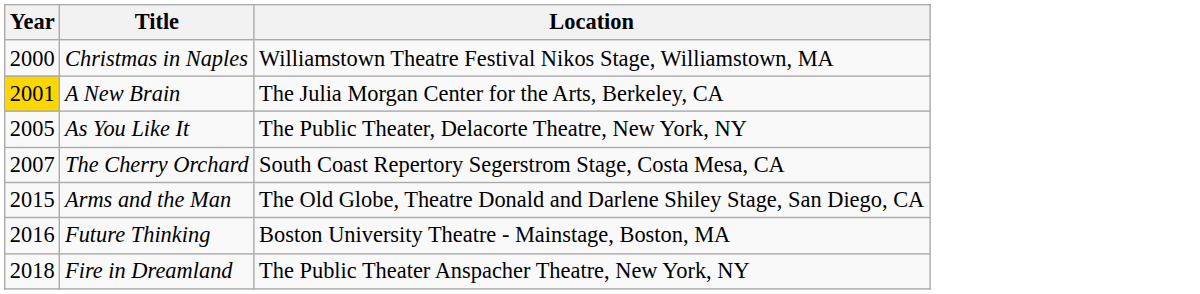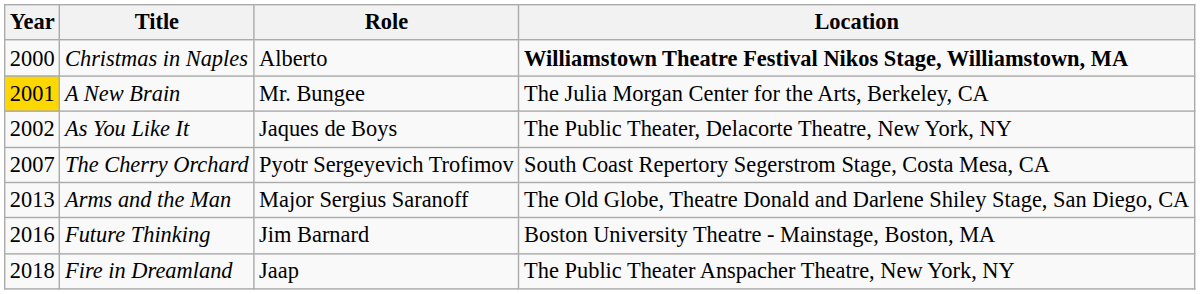+ column: (386, 22)
(546, 57) normal -> (826, 57) bold
(32, 128) 2005 -> (32, 128) 2002
(32, 199) 2015 -> (32, 199) 2013
